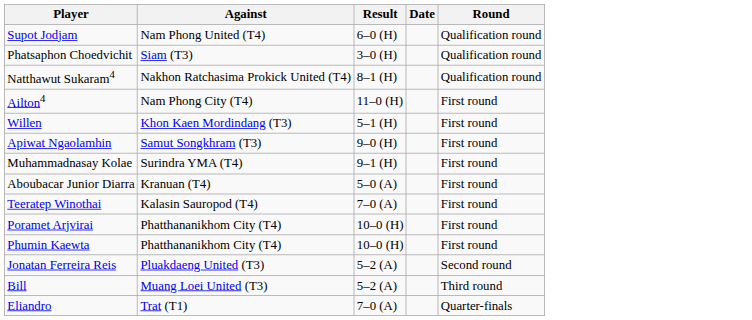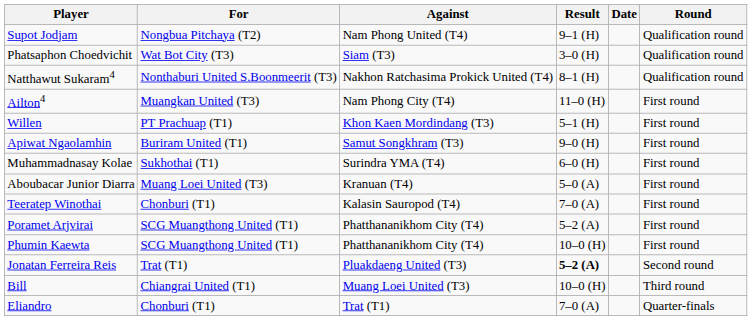+ column: (239, 14)
(377, 34) 6–0 (H) -> (579, 34) 9–1 (H)
(377, 163) 9–1 (H) -> (579, 163) 6–0 (H)
(380, 224) 10–0 (H) -> (579, 224) 5–2 (A)
(377, 265) normal -> (579, 265) bold
(377, 285) 5–2 (A) -> (582, 285) 10–0 (H)
